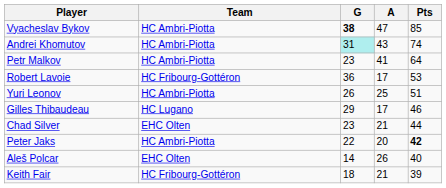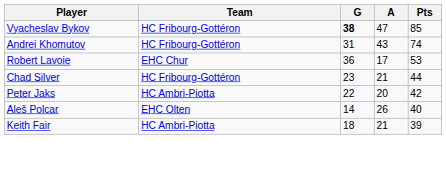(178, 28) HC Ambri-Piotta -> (191, 28) HC Fribourg-Gottéron
(178, 45) HC Ambri-Piotta -> (191, 45) HC Fribourg-Gottéron
(349, 45) paleturquoise background -> (349, 45) no background
- row: (34, 61)
(191, 77) HC Fribourg-Gottéron -> (165, 61) EHC Chur
- row: (34, 93)
- row: (48, 110)
(166, 126) EHC Olten -> (191, 77) HC Fribourg-Gottéron
(416, 142) bold -> (416, 93) normal
(191, 175) HC Fribourg-Gottéron -> (178, 126) HC Ambri-Piotta
